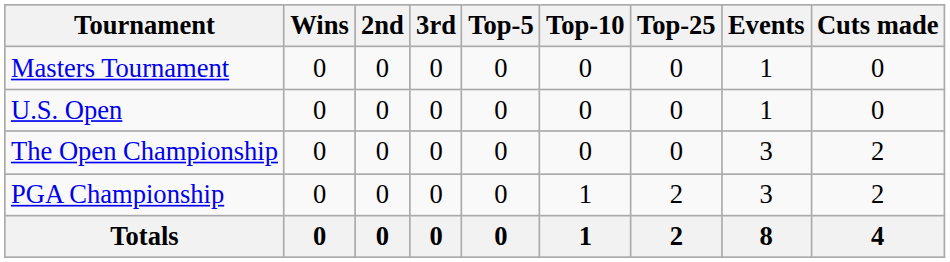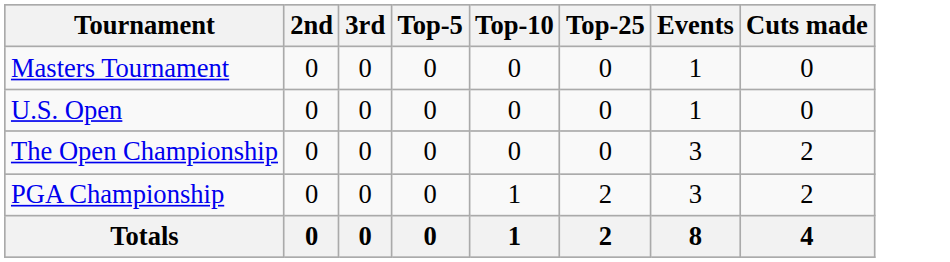- column: (320, 25)
